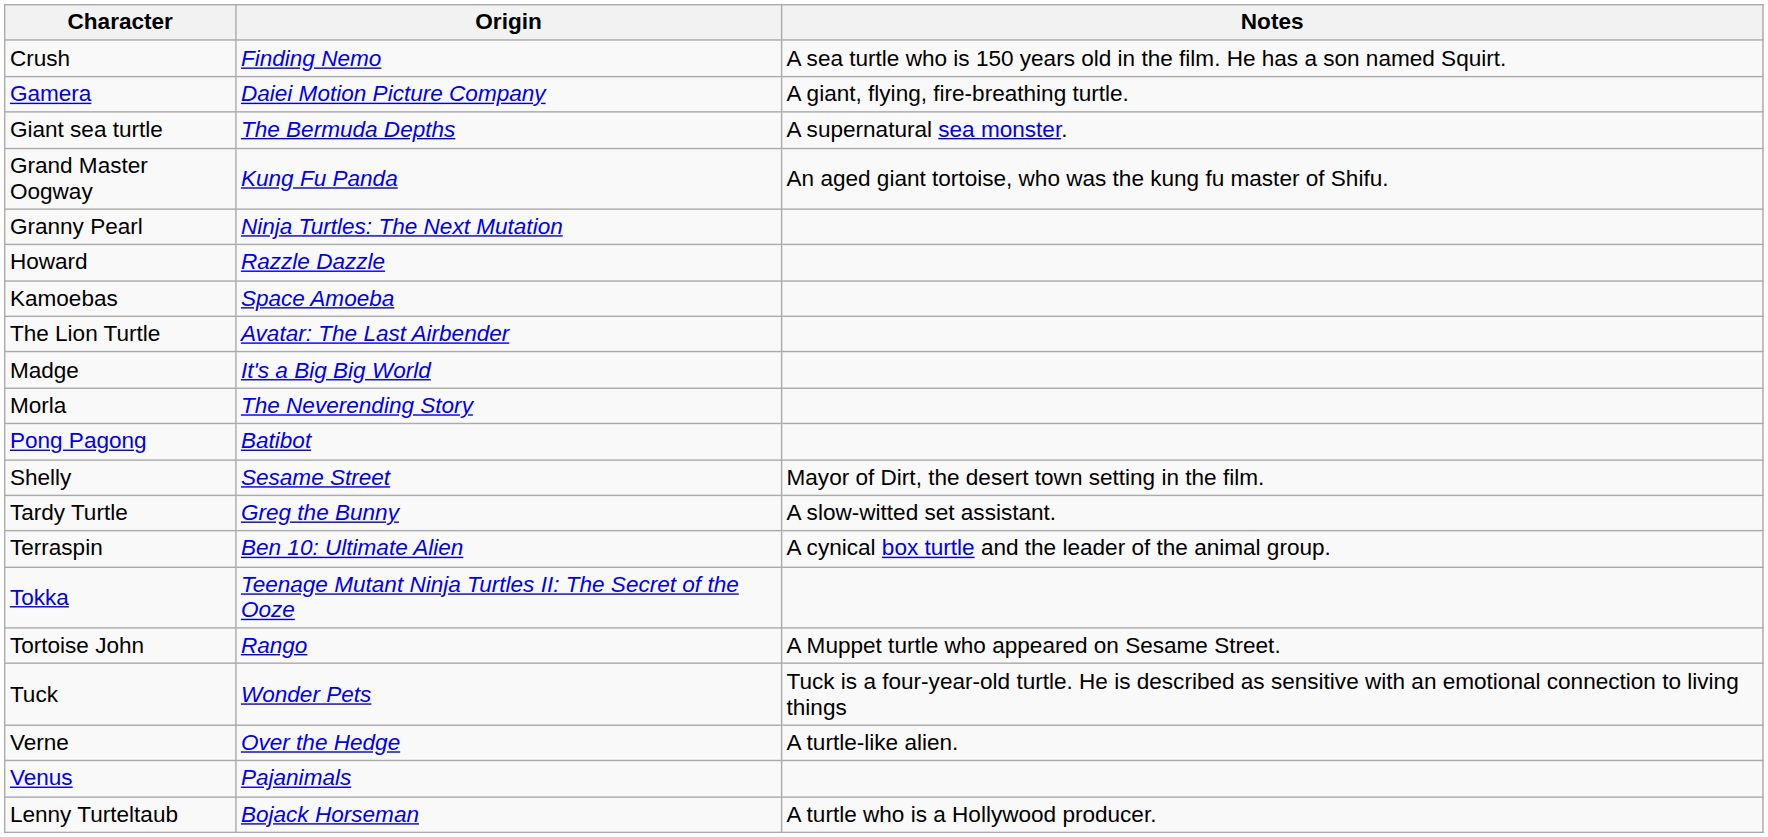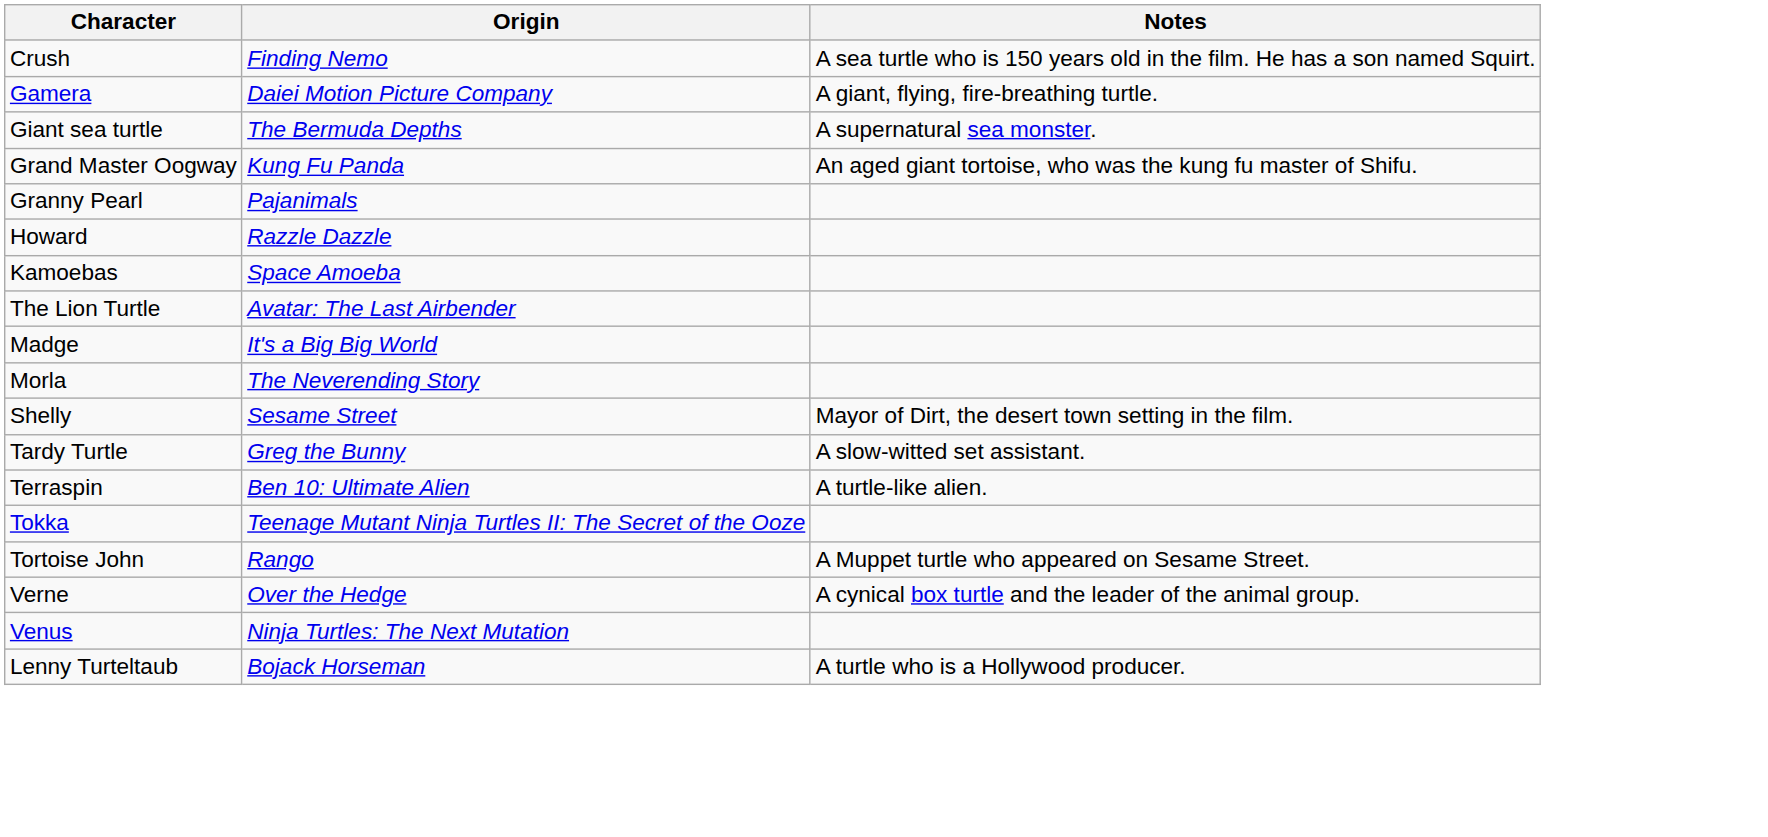(402, 226) Ninja Turtles: The Next Mutation -> (302, 201) Pajanimals
- row: (78, 441)
(1059, 548) A cynical box turtle and the leader of the animal group. -> (902, 487) A turtle-like alien.
- row: (34, 694)
(872, 742) A turtle-like alien. -> (1088, 594) A cynical box turtle and the leader of the animal group.
(296, 778) Pajanimals -> (408, 630) Ninja Turtles: The Next Mutation
